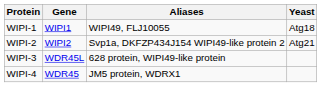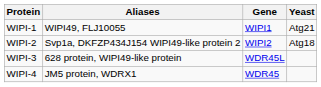columns swapped: (64, 12) <-> (187, 12)
(302, 27) Atg18 -> (302, 27) Atg21
(302, 43) Atg21 -> (302, 43) Atg18
